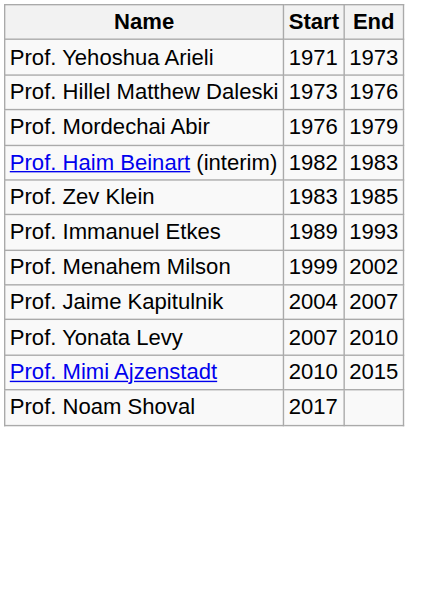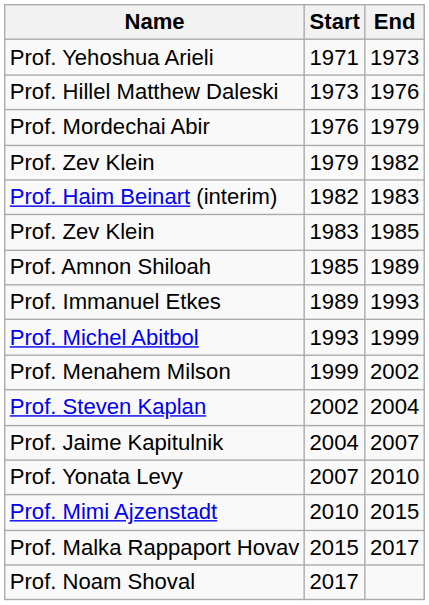+ row: (82, 162)
+ row: (110, 267)
+ row: (104, 337)
+ row: (108, 407)
+ row: (155, 547)
